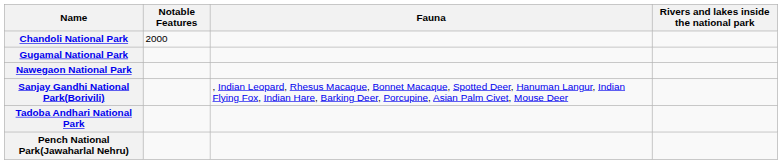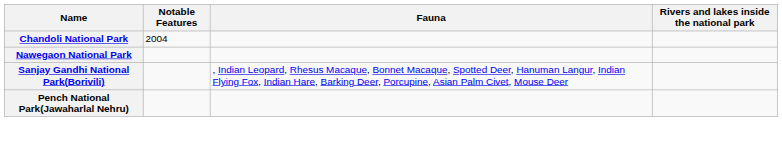(157, 39) 2000 -> (157, 39) 2004
- row: (74, 54)
- row: (74, 118)
